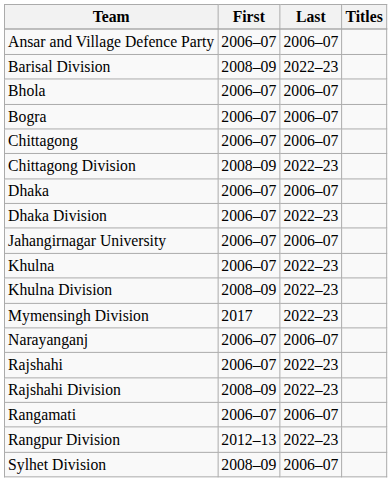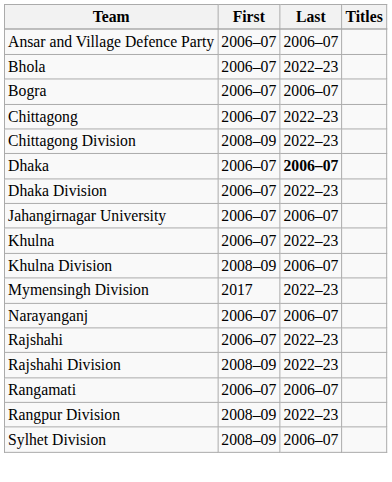- row: (59, 66)
(311, 91) 2006–07 -> (311, 66) 2022–23
(311, 141) 2006–07 -> (311, 116) 2022–23
(311, 191) normal -> (311, 166) bold
(311, 290) 2022–23 -> (311, 265) 2006–07
(249, 439) 2012–13 -> (249, 414) 2008–09
